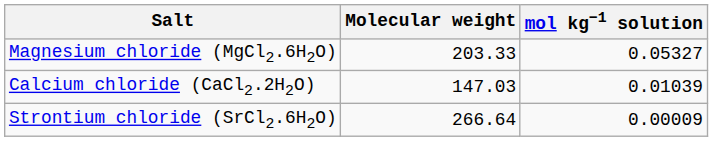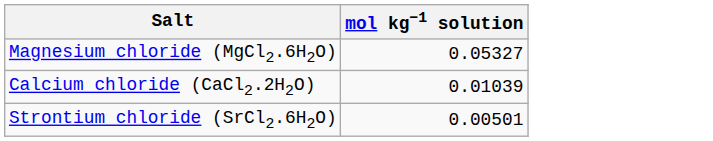- column: (431, 21)
(665, 120) 0.00009 -> (486, 120) 0.00501
